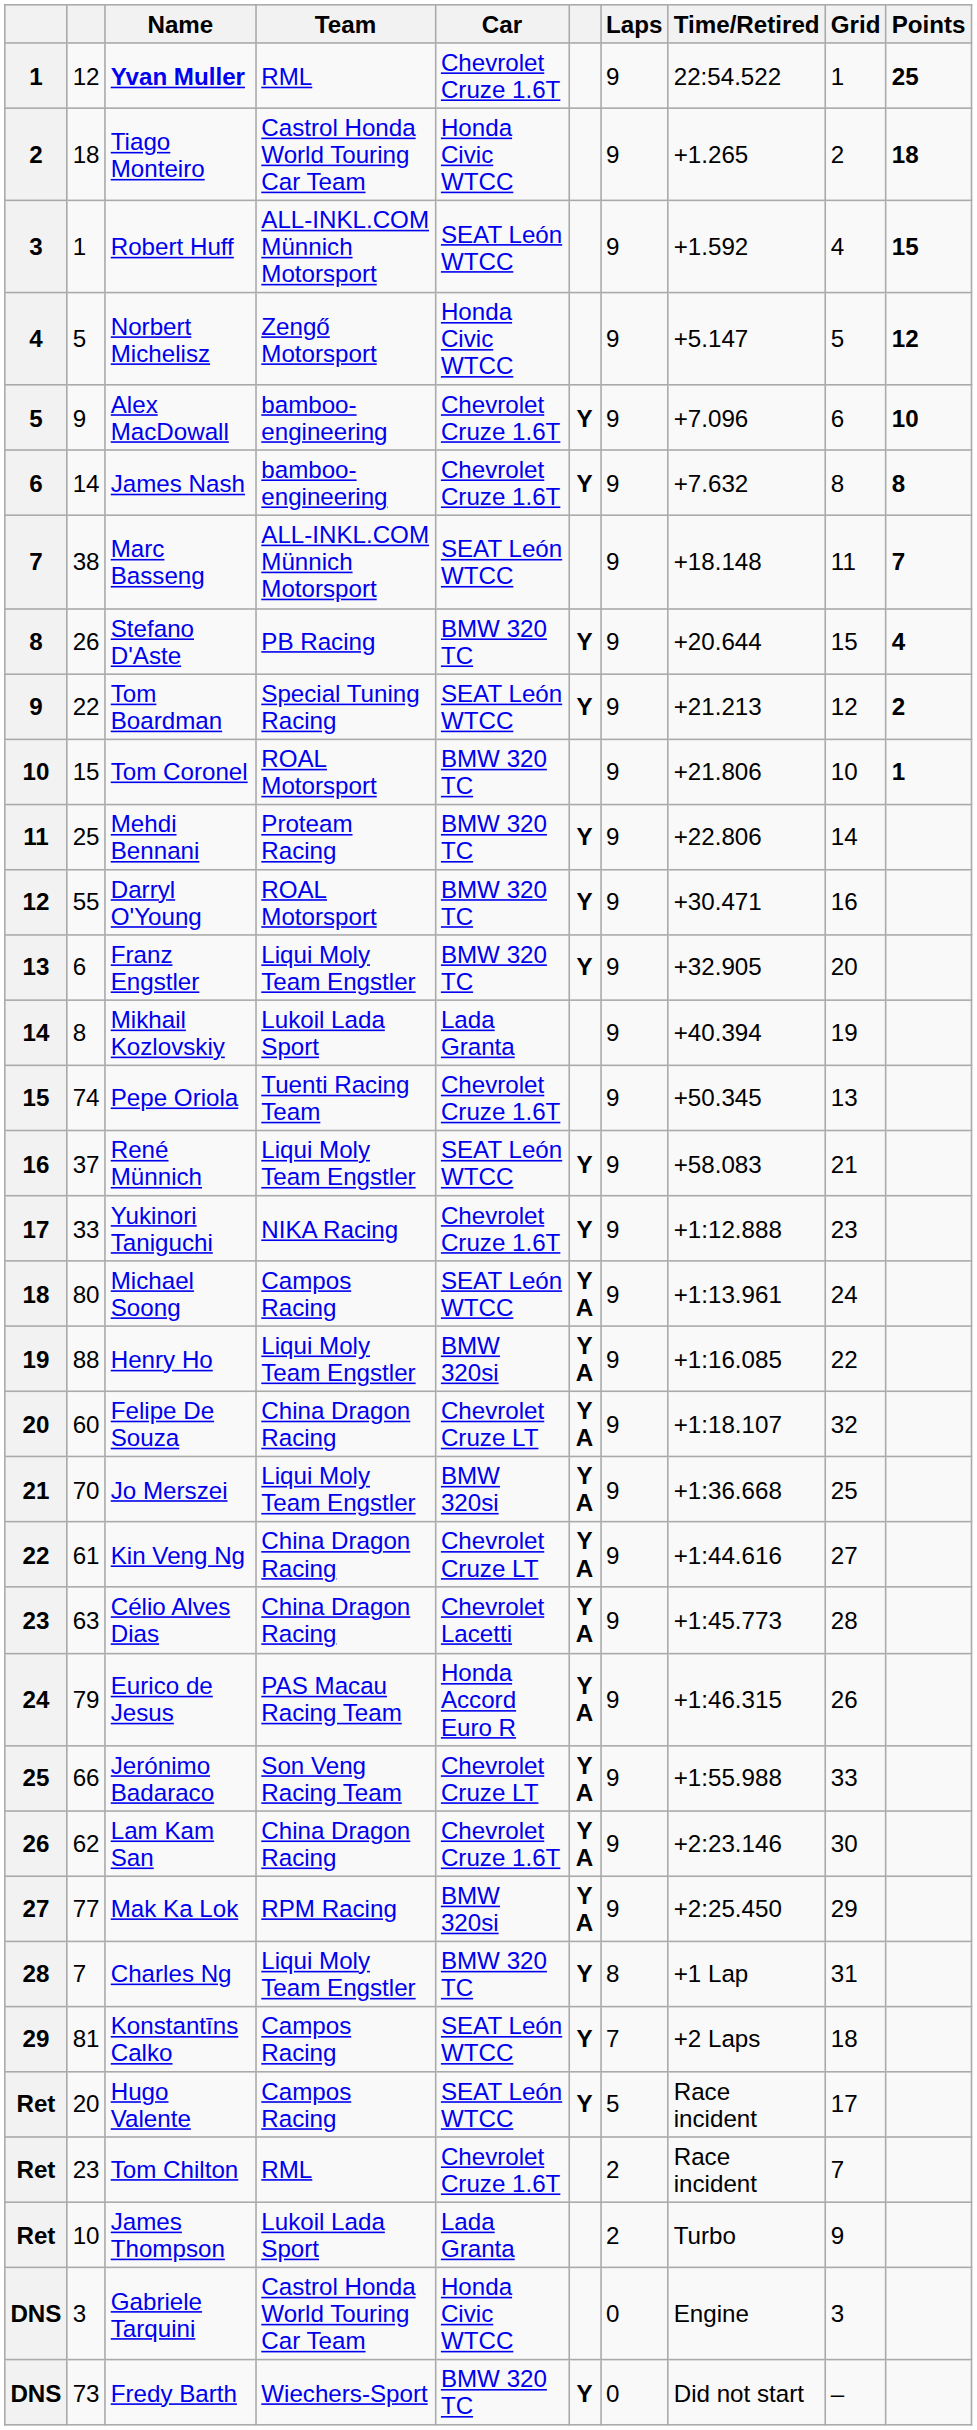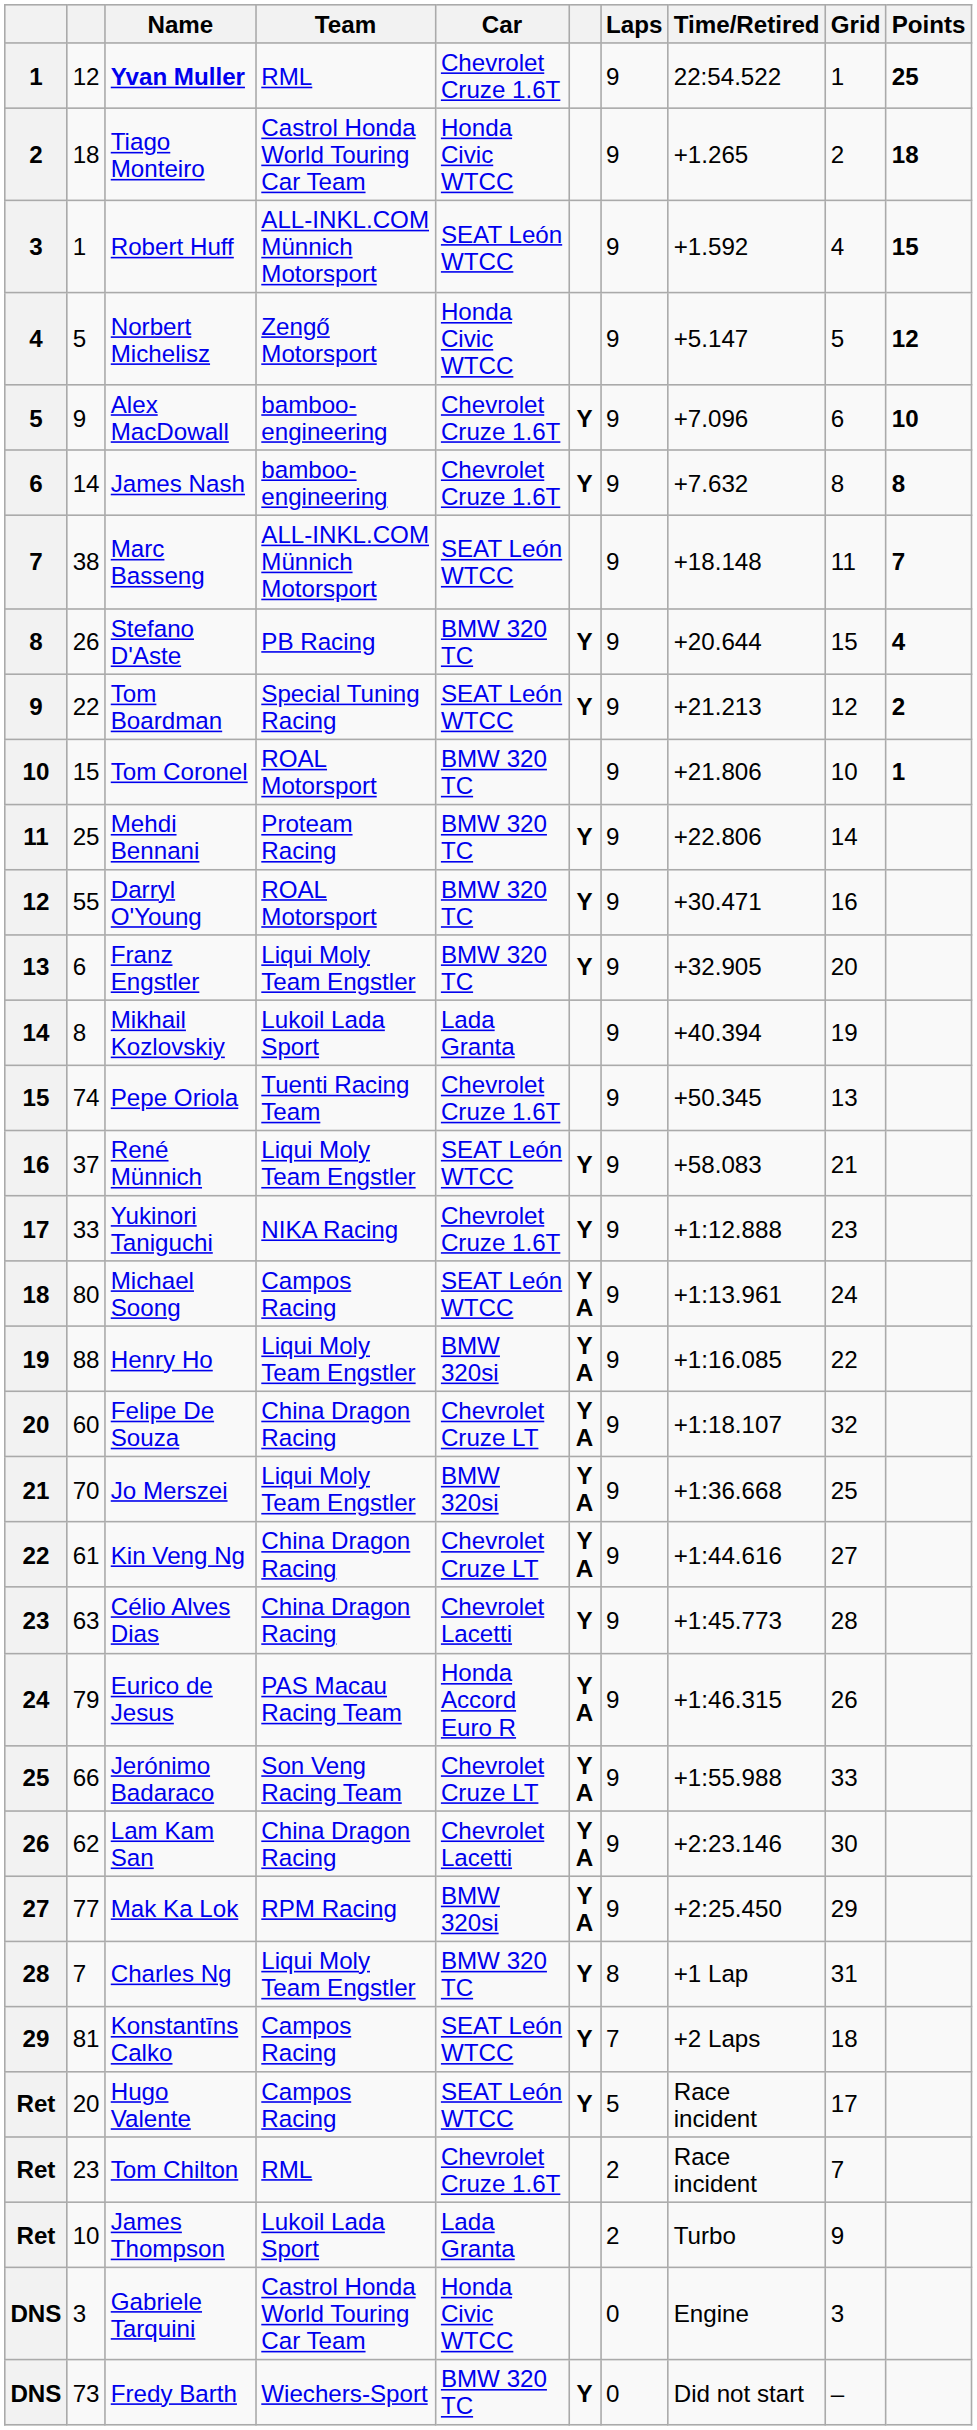(585, 1620) Y A -> (585, 1620) Y
(501, 1843) Chevrolet Cruze 1.6T -> (493, 1843) Chevrolet Lacetti
